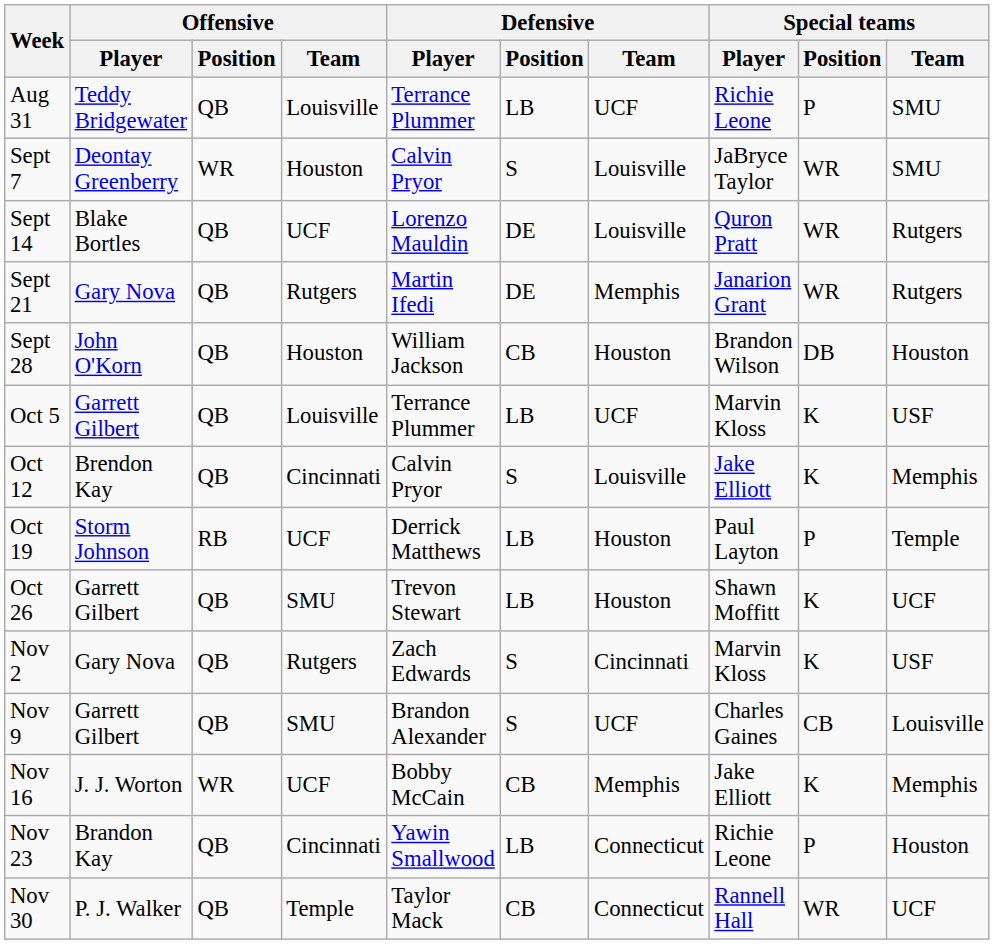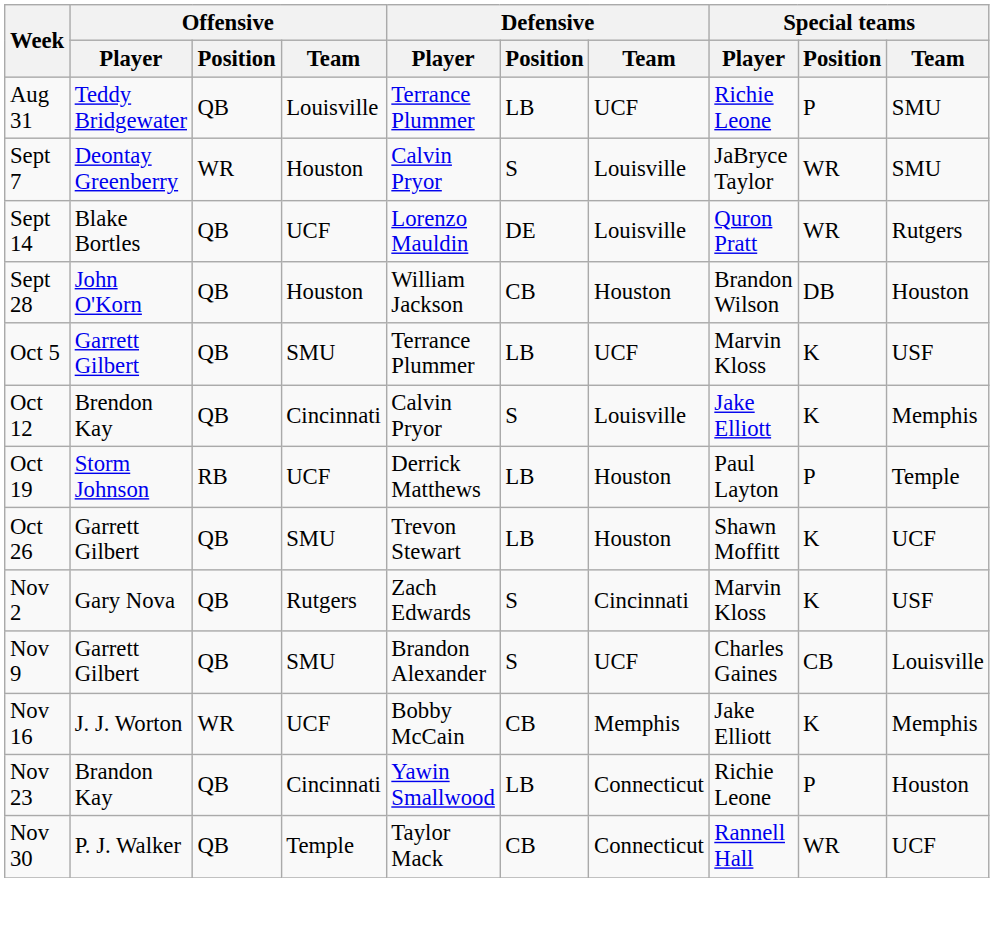- row: (30, 292)
(332, 415) Louisville -> (311, 353) SMU
